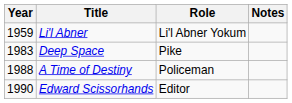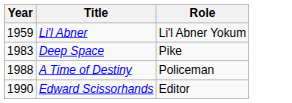- column: (268, 13)
